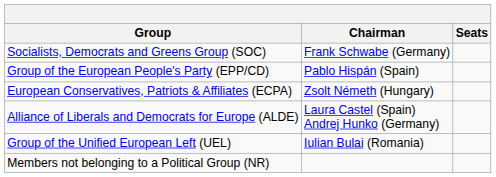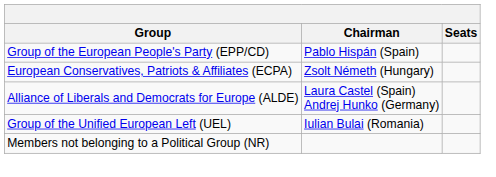- row: (137, 52)
